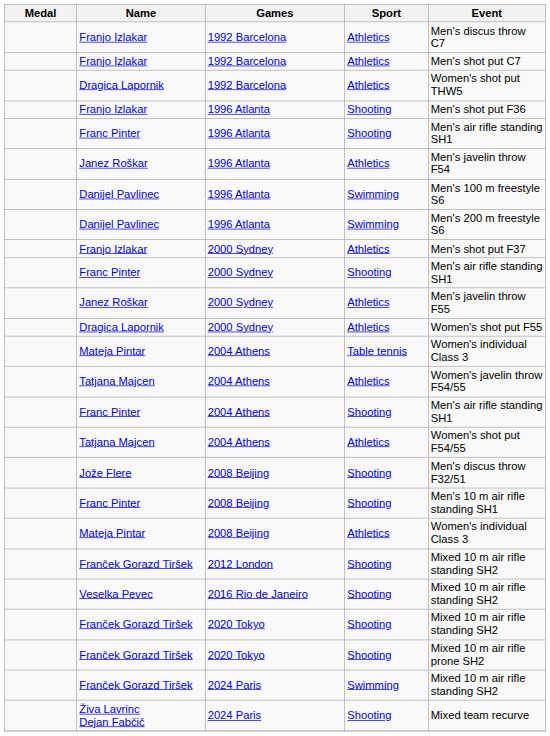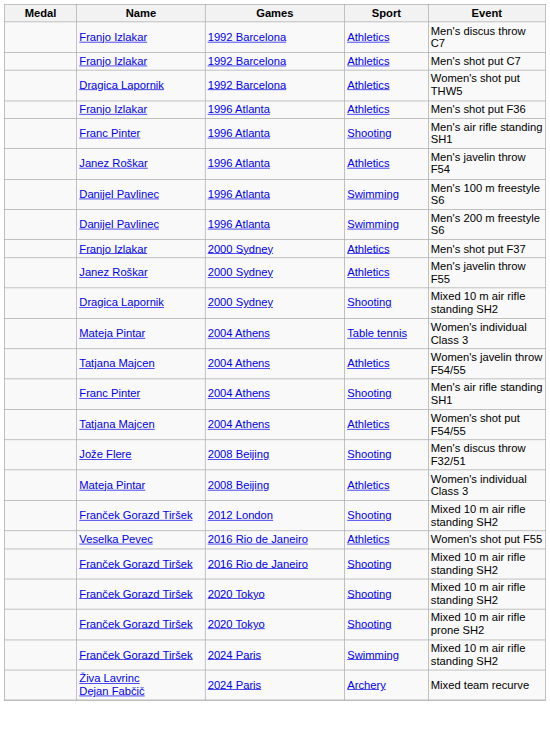(369, 109) Shooting -> (368, 109) Athletics
- row: (110, 272)
(368, 327) Athletics -> (369, 303) Shooting
(487, 327) Women's shot put F55 -> (478, 303) Mixed 10 m air rifle standing SH2
- row: (110, 503)
(369, 594) Shooting -> (368, 539) Athletics
(478, 594) Mixed 10 m air rifle standing SH2 -> (487, 539) Women's shot put F55
+ row: (136, 563)
(369, 715) Shooting -> (367, 685) Archery
